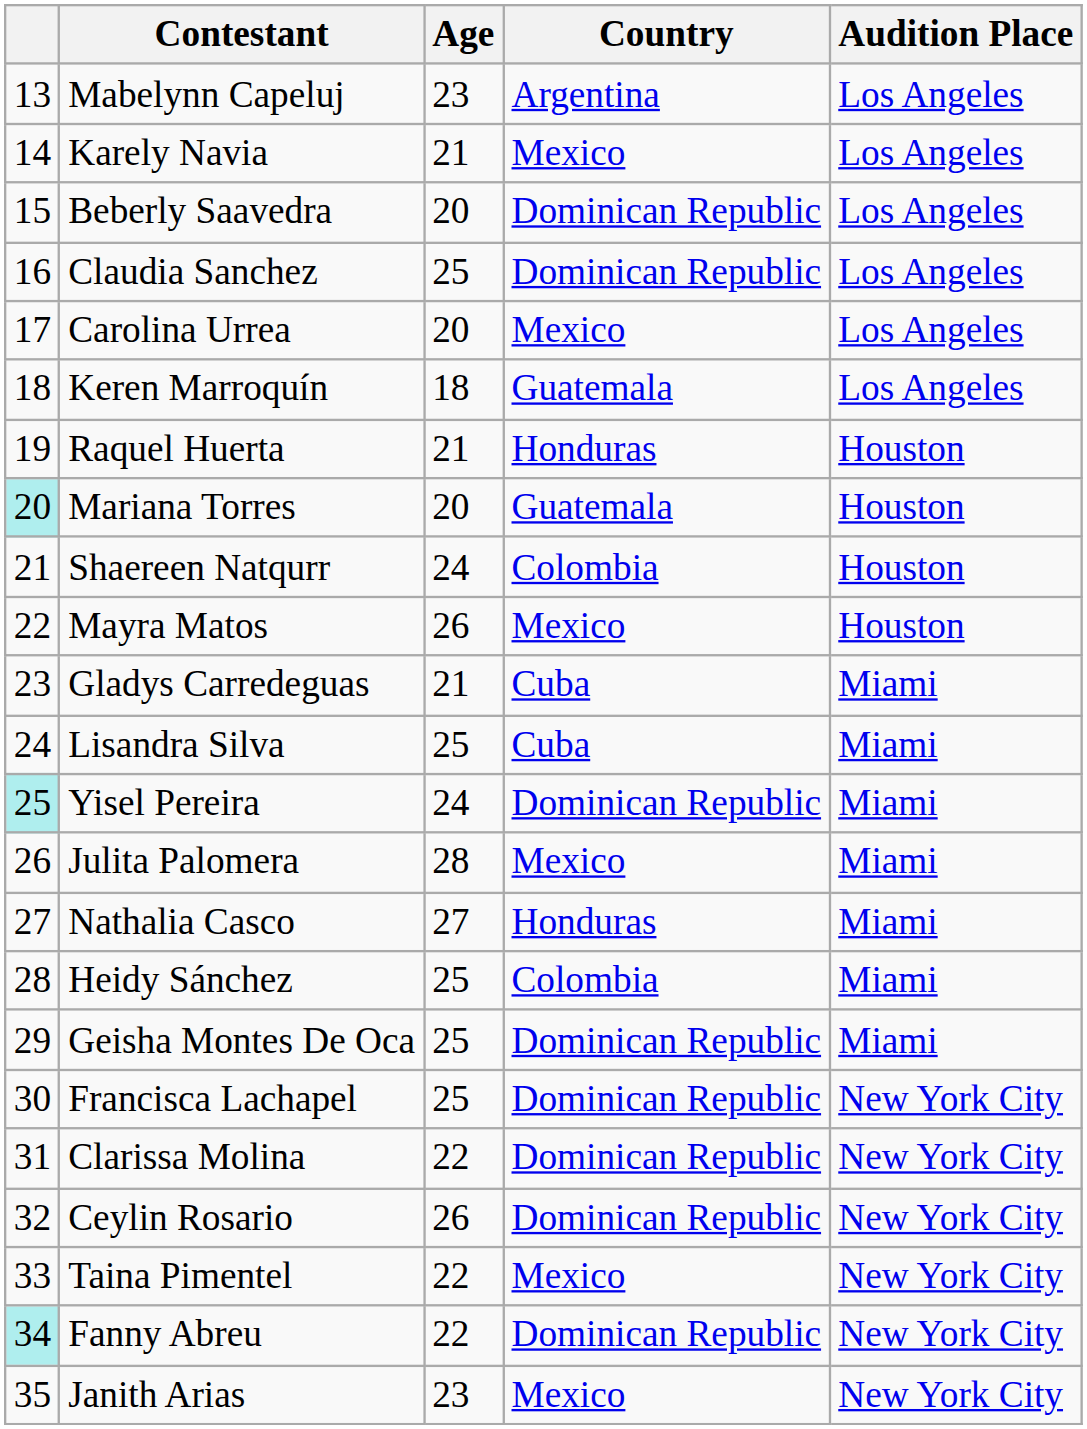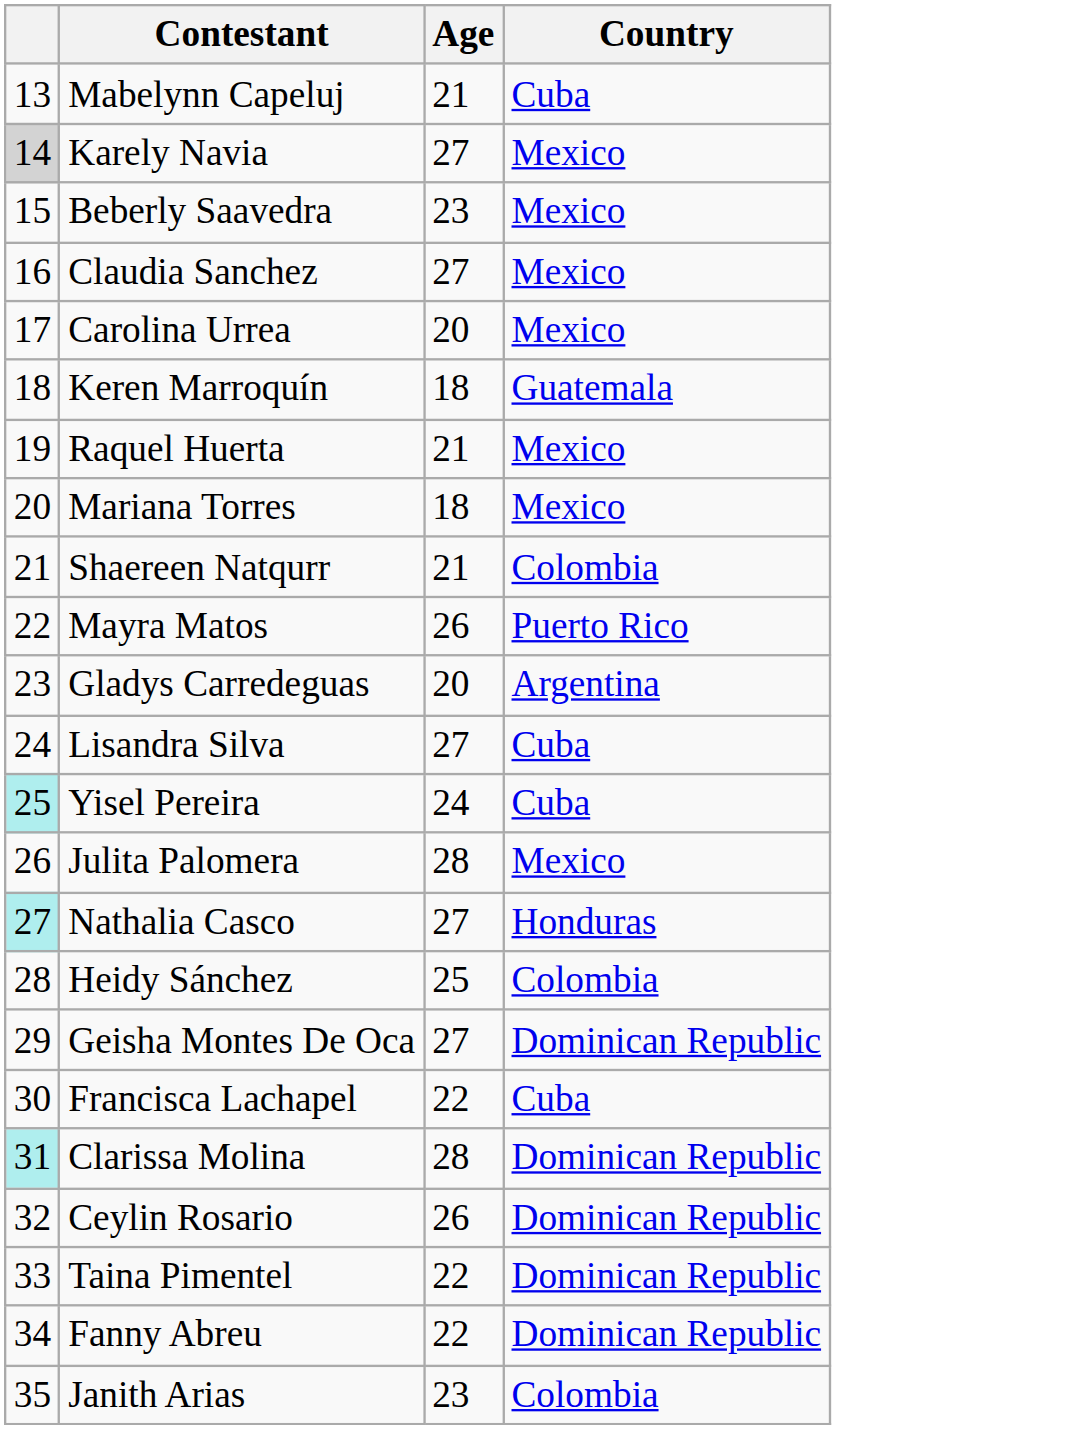- column: (956, 34)
(451, 93) 23 -> (451, 93) 21
(586, 93) Argentina -> (551, 93) Cuba
(32, 152) no background -> (32, 152) lightgrey background
(451, 152) 21 -> (451, 152) 27
(451, 211) 20 -> (451, 211) 23
(666, 211) Dominican Republic -> (568, 211) Mexico
(451, 270) 25 -> (451, 270) 27
(666, 270) Dominican Republic -> (568, 270) Mexico
(584, 447) Honduras -> (568, 447) Mexico
(32, 507) paleturquoise background -> (32, 507) no background
(451, 507) 20 -> (451, 507) 18
(592, 507) Guatemala -> (568, 507) Mexico
(451, 566) 24 -> (451, 566) 21
(568, 625) Mexico -> (600, 625) Puerto Rico
(451, 684) 21 -> (451, 684) 20
(551, 684) Cuba -> (586, 684) Argentina
(451, 743) 25 -> (451, 743) 27
(666, 802) Dominican Republic -> (551, 802) Cuba
(32, 920) no background -> (32, 920) paleturquoise background
(451, 1039) 25 -> (451, 1039) 27
(451, 1098) 25 -> (451, 1098) 22
(666, 1098) Dominican Republic -> (551, 1098) Cuba
(32, 1157) no background -> (32, 1157) paleturquoise background
(451, 1157) 22 -> (451, 1157) 28
(568, 1275) Mexico -> (666, 1275) Dominican Republic
(32, 1334) paleturquoise background -> (32, 1334) no background
(568, 1393) Mexico -> (585, 1393) Colombia
